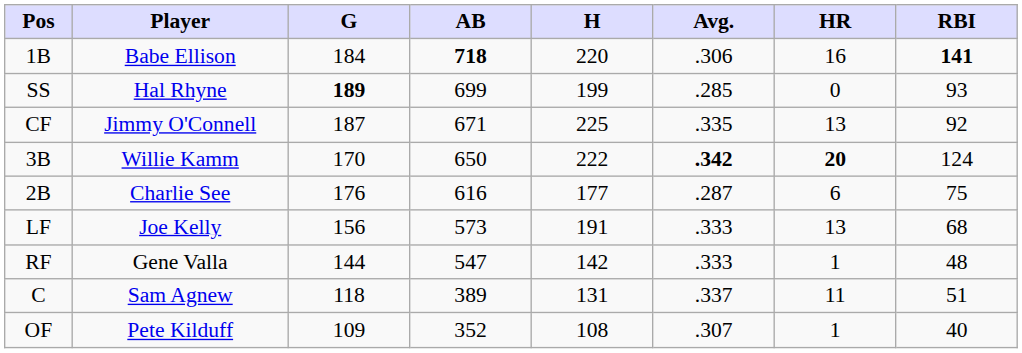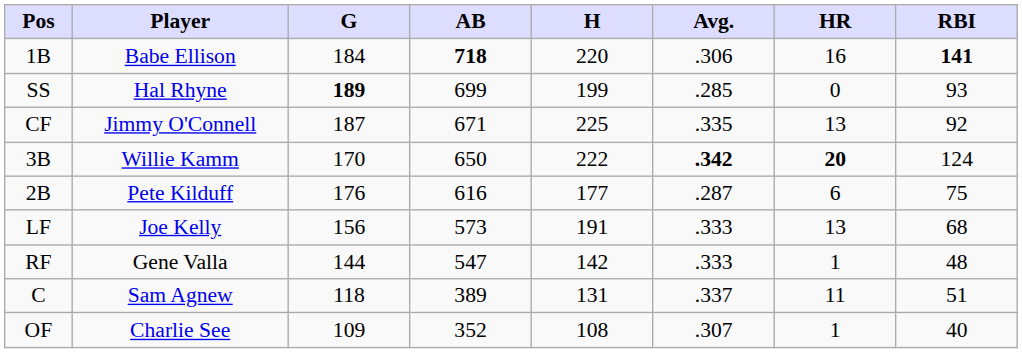(180, 192) Charlie See -> (180, 192) Pete Kilduff
(180, 329) Pete Kilduff -> (180, 329) Charlie See
